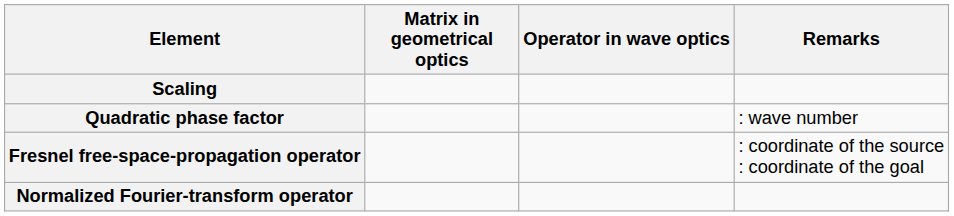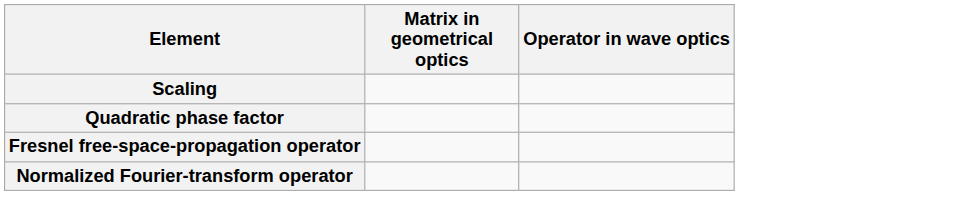- column: (841, 39)
